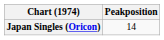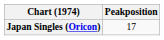(131, 27) 14 -> (131, 27) 17
